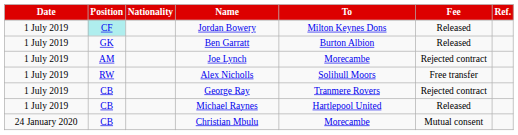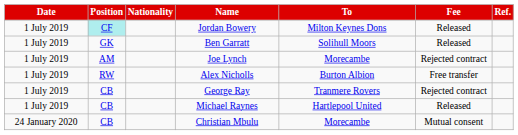(347, 44) Burton Albion -> (347, 44) Solihull Moors
(347, 75) Solihull Moors -> (347, 75) Burton Albion
